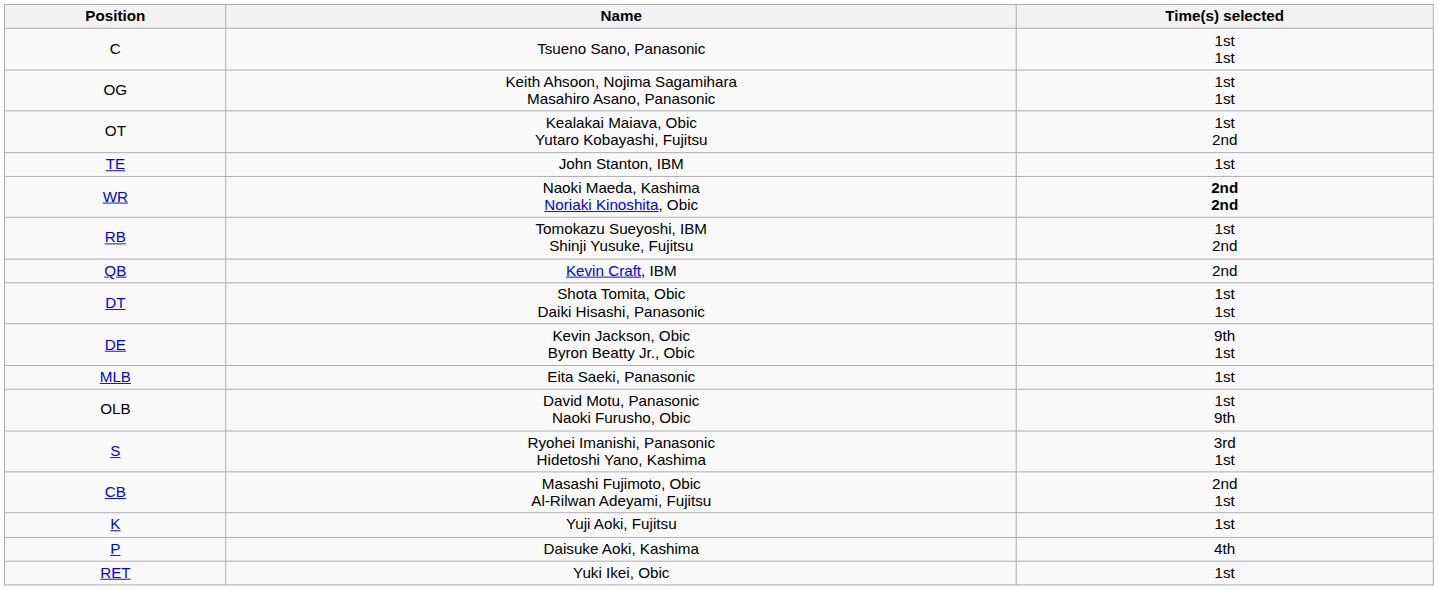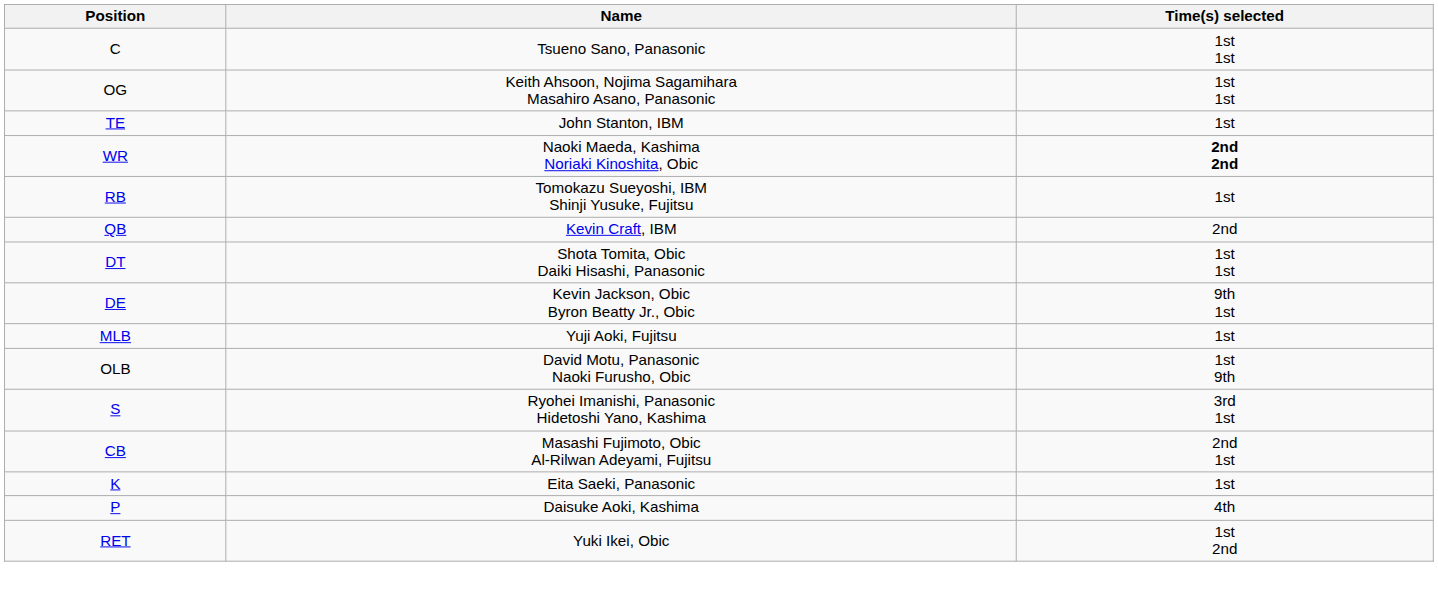- row: (115, 131)
(1225, 238) 1st 2nd -> (1225, 196) 1st
(621, 377) Eita Saeki, Panasonic -> (621, 336) Yuji Aoki, Fujitsu
(621, 525) Yuji Aoki, Fujitsu -> (621, 483) Eita Saeki, Panasonic
(1225, 573) 1st -> (1225, 540) 1st 2nd
